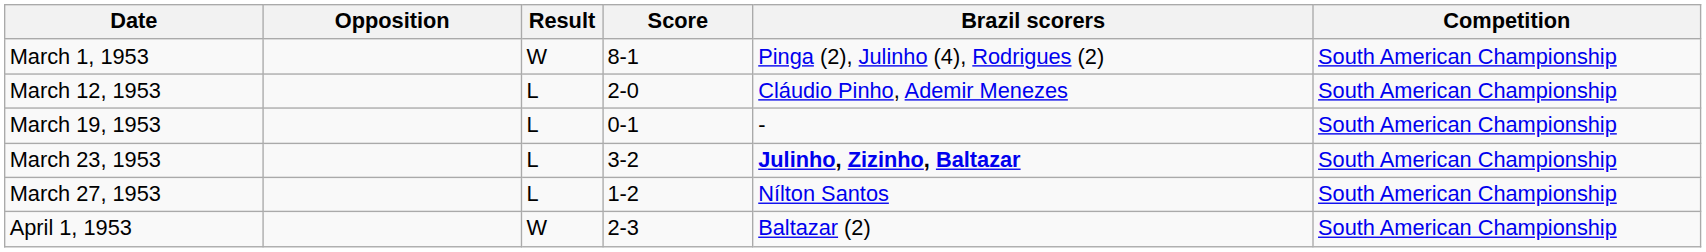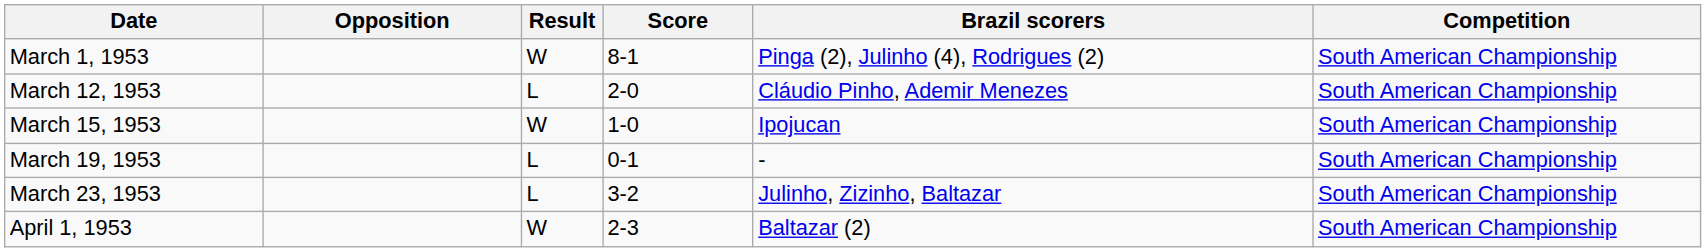+ row: (85, 125)
(889, 159) bold -> (880, 194) normal
- row: (85, 194)
